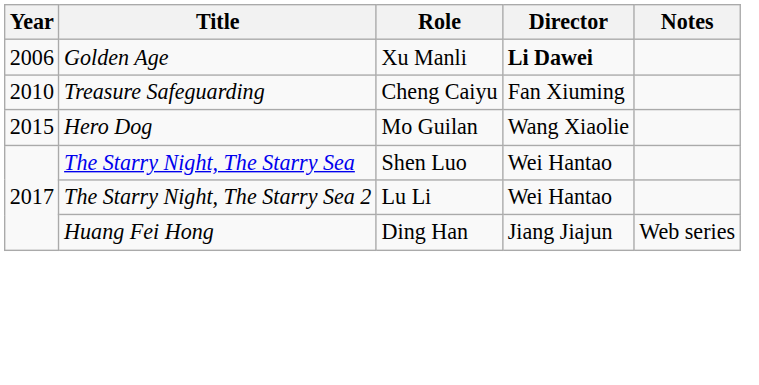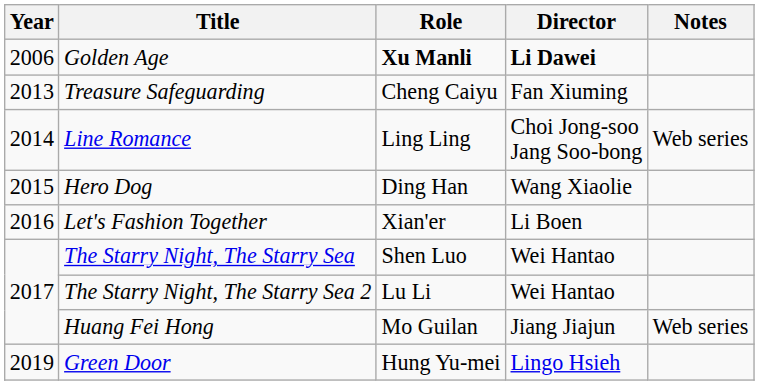(424, 57) normal -> (427, 57) bold
(32, 92) 2010 -> (32, 92) 2013
+ row: (128, 139)
(430, 127) Mo Guilan -> (425, 186) Ding Han
+ row: (165, 221)
(425, 232) Ding Han -> (430, 326) Mo Guilan
+ row: (117, 362)
